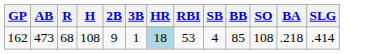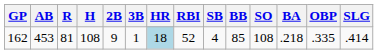+ column: (323, 15)
(44, 38) 473 -> (44, 38) 453
(67, 38) 68 -> (67, 38) 81
(188, 38) 53 -> (188, 38) 52
